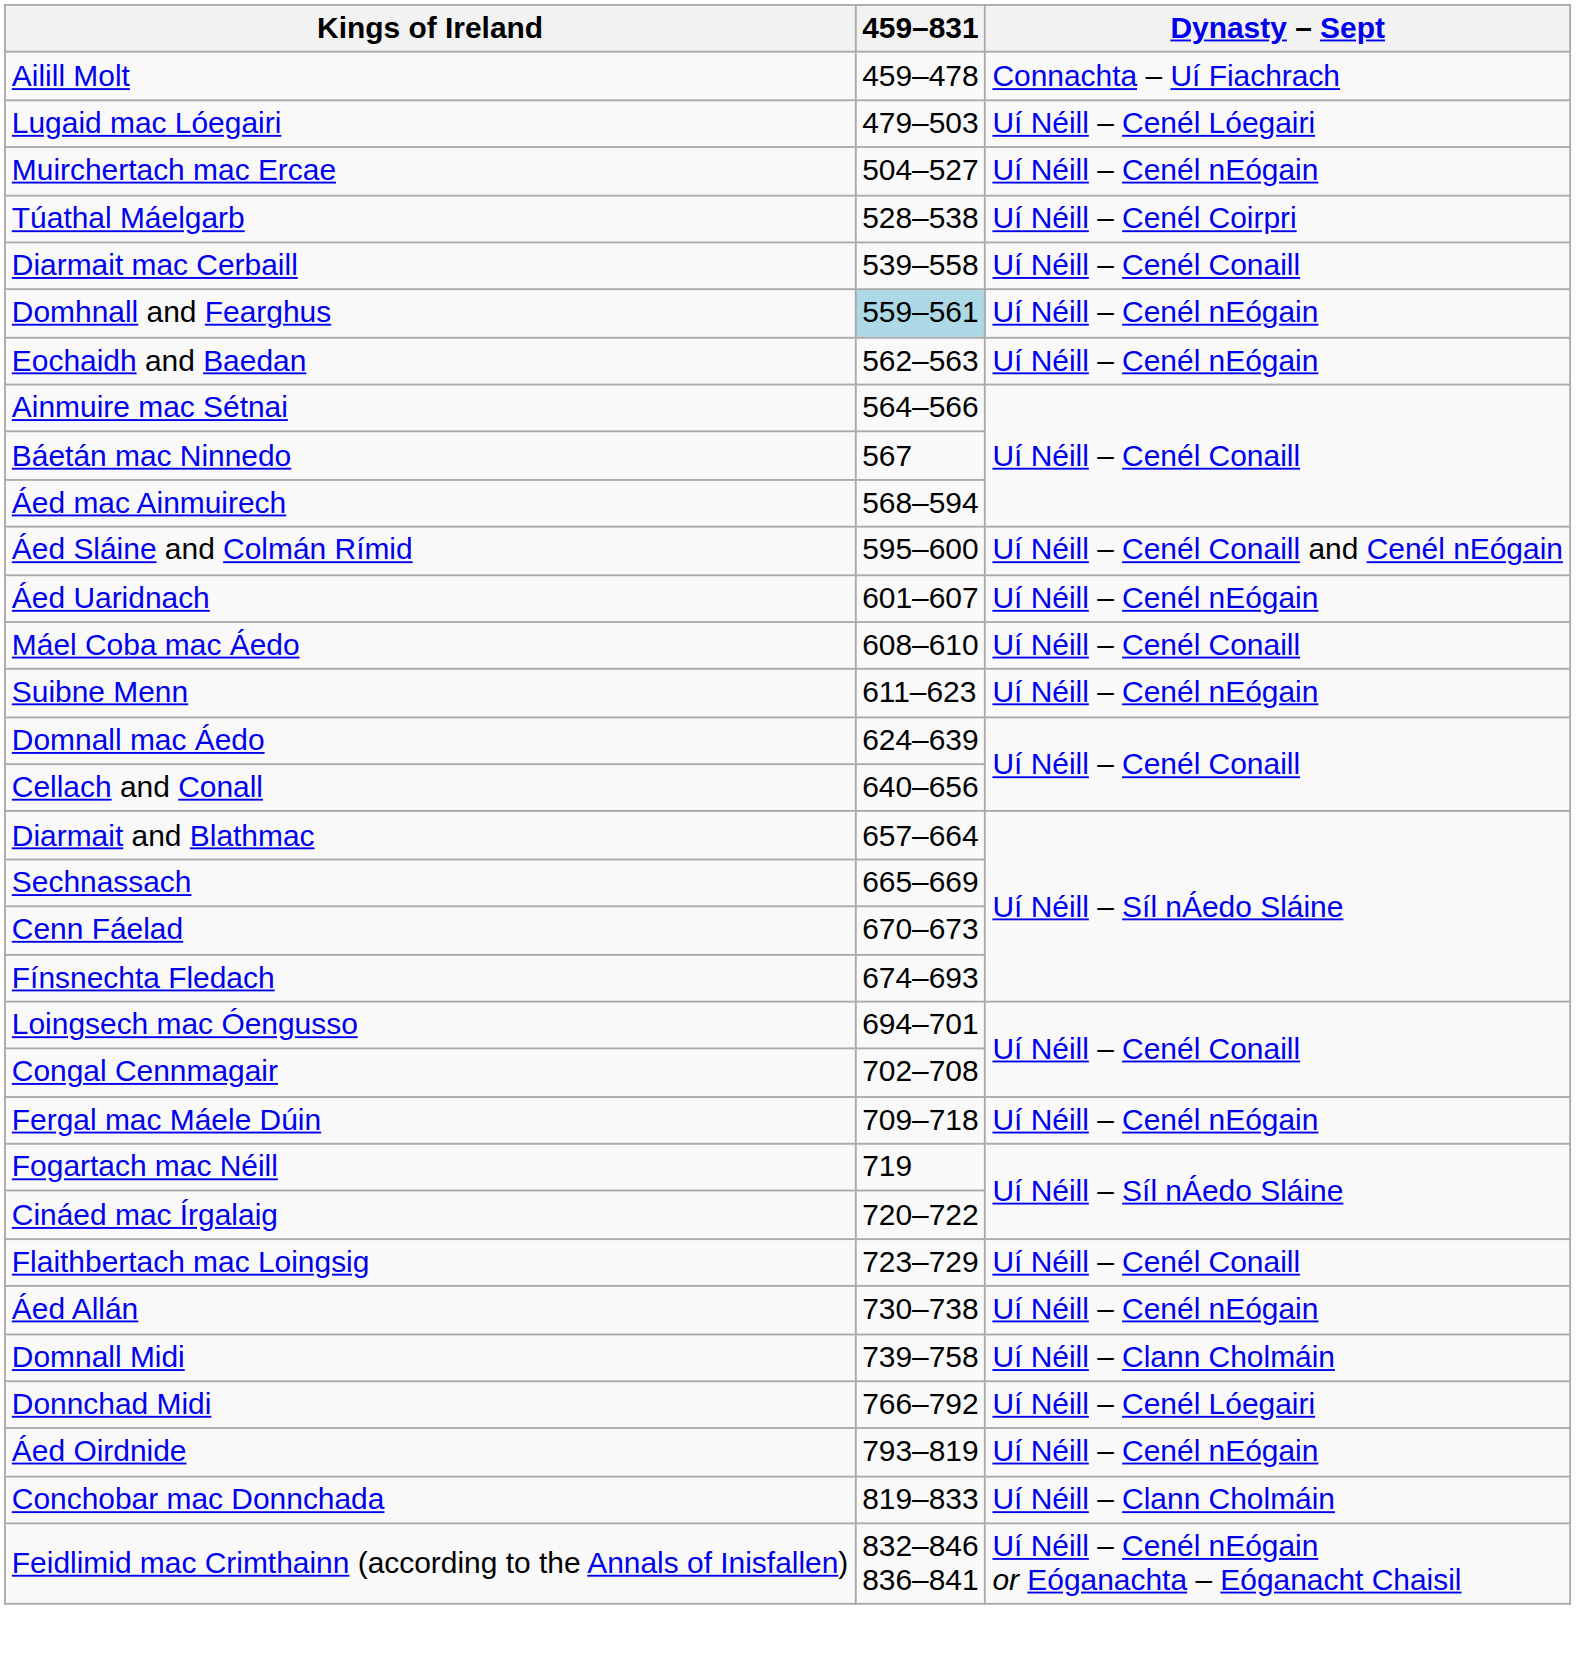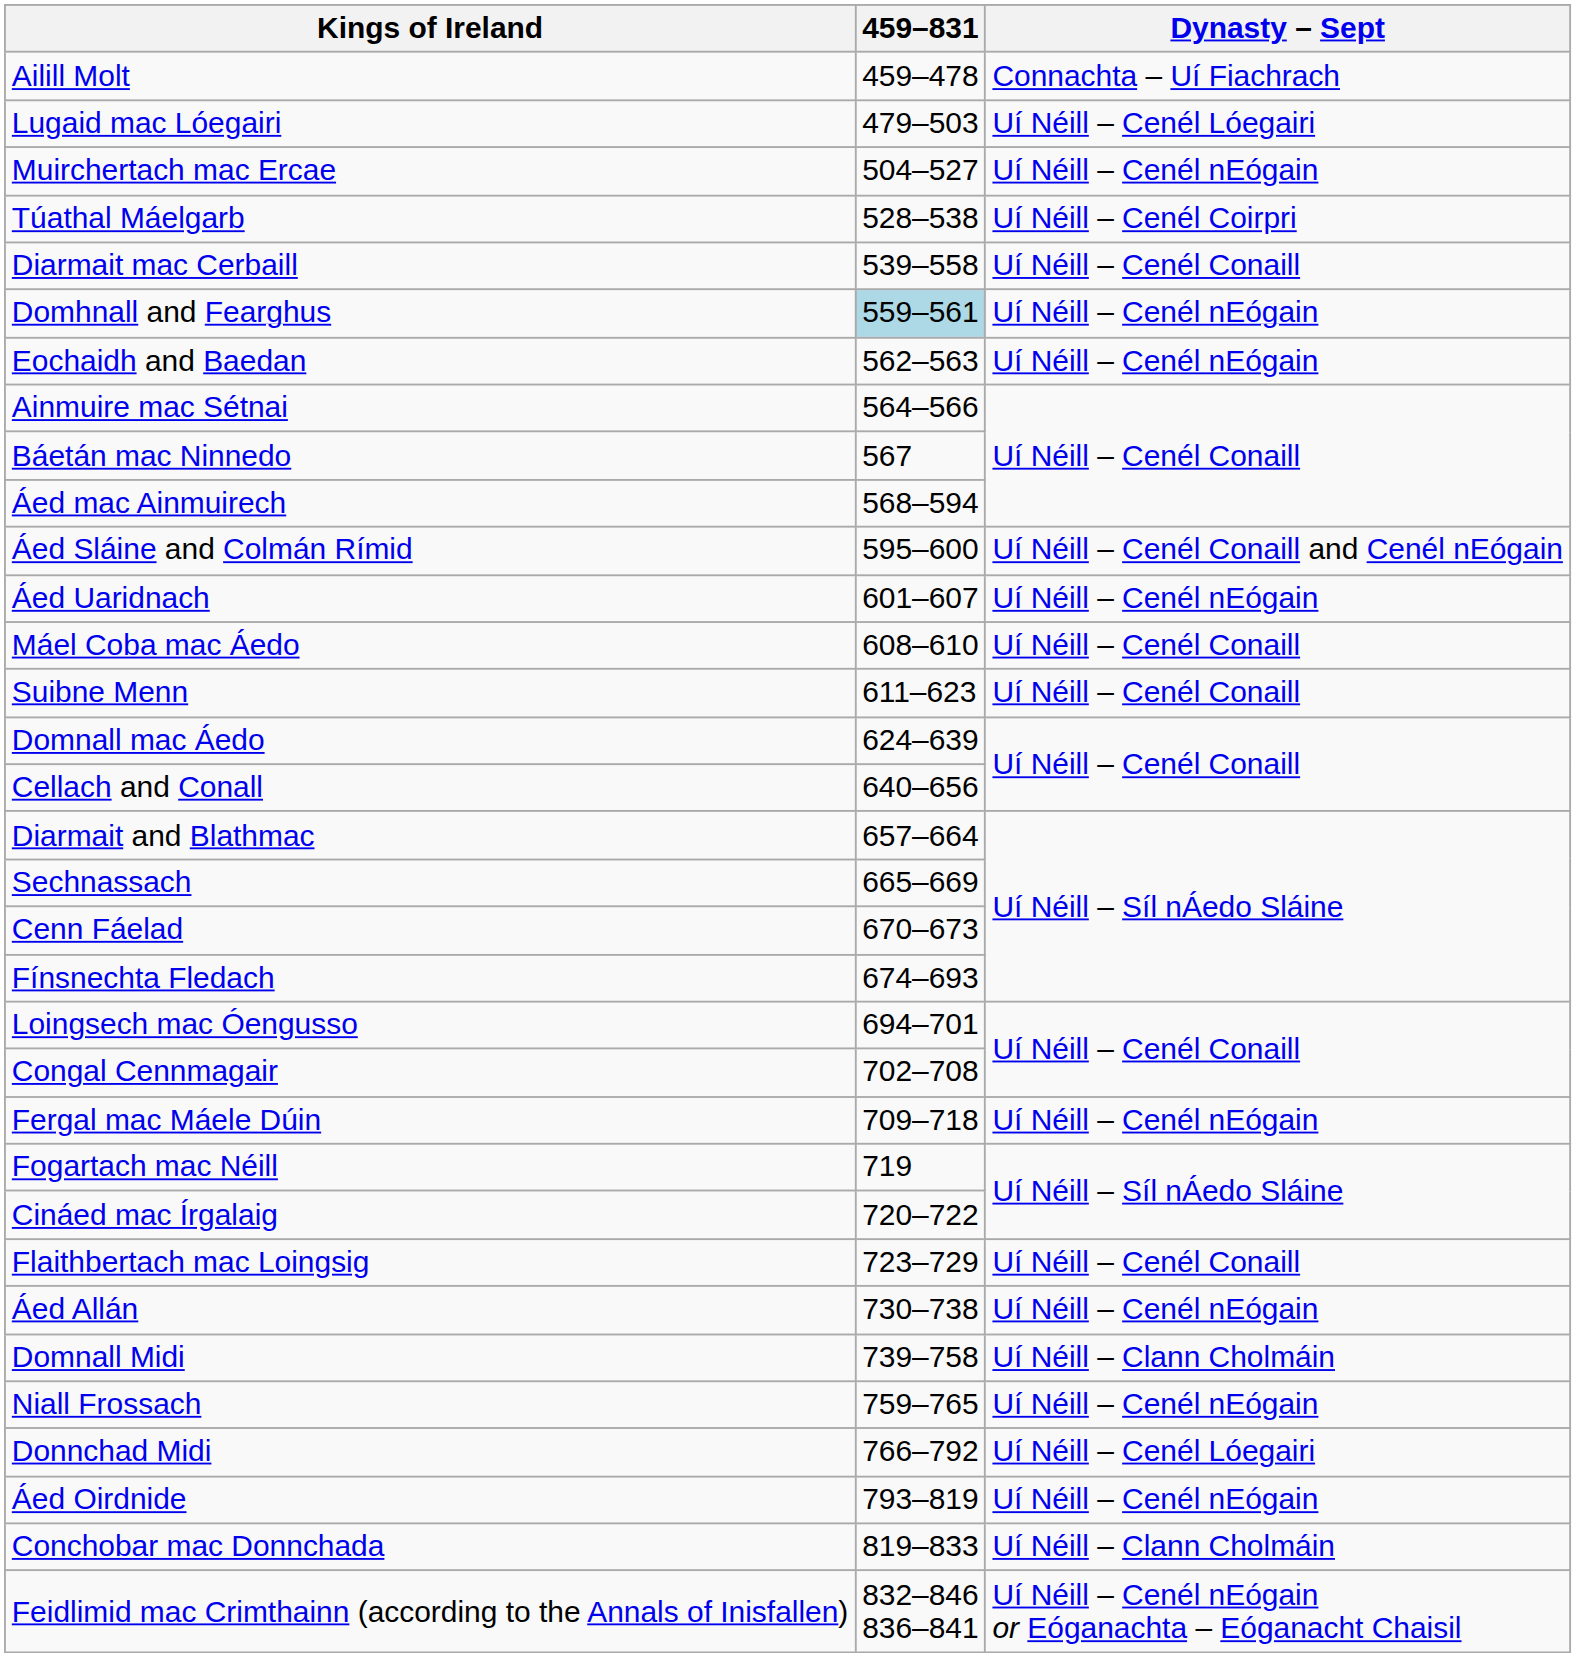(1155, 692) Uí Néill – Cenél nEógain -> (1146, 692) Uí Néill – Cenél Conaill
+ row: (107, 1404)
